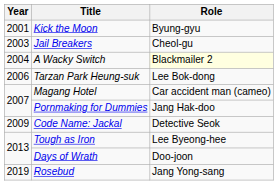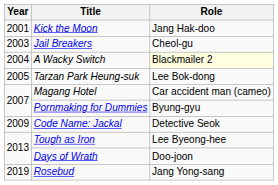(176, 28) Byung-gyu -> (183, 28) Jang Hak-doo
(18, 76) 2006 -> (18, 76) 2005
(183, 108) Jang Hak-doo -> (176, 108) Byung-gyu
